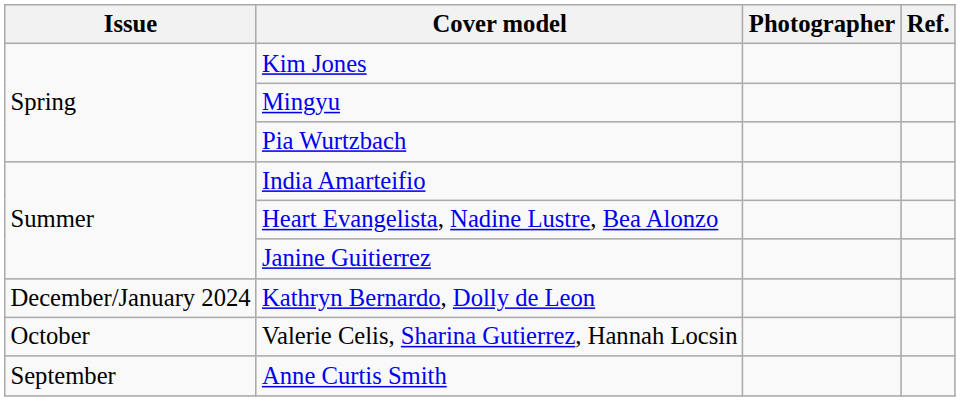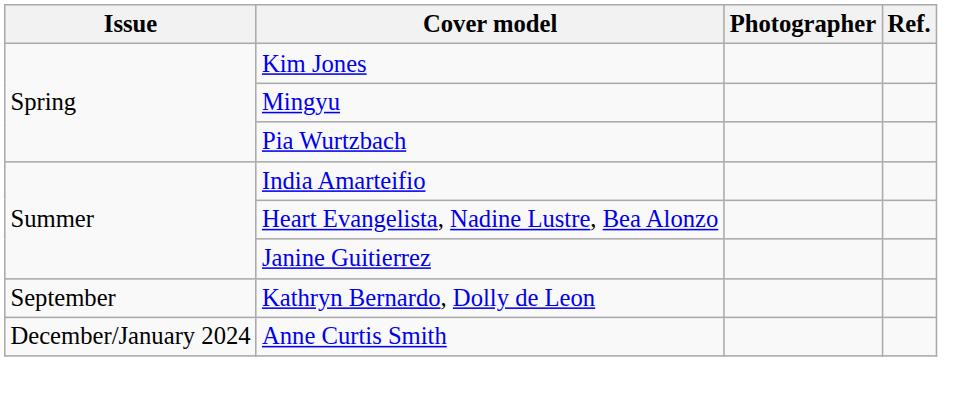(131, 297) December/January 2024 -> (63, 297) September
- row: (500, 336)
(63, 375) September -> (131, 336) December/January 2024
